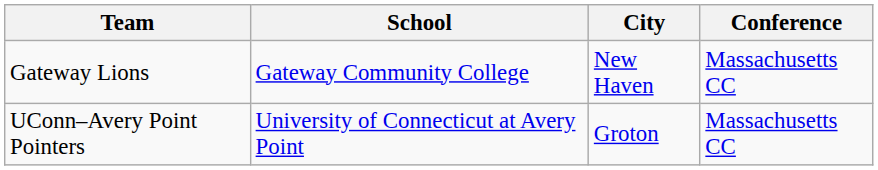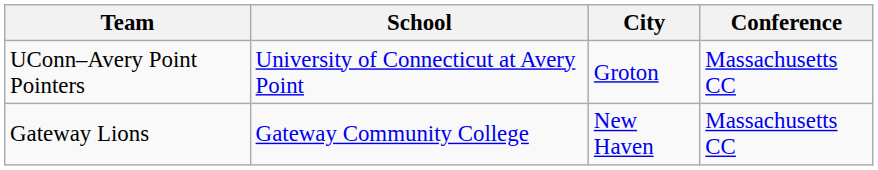rows swapped: (80, 71) <-> (104, 133)
